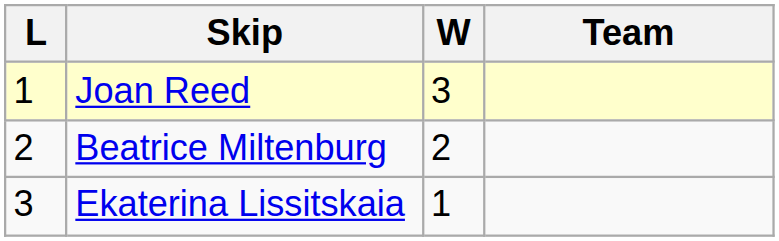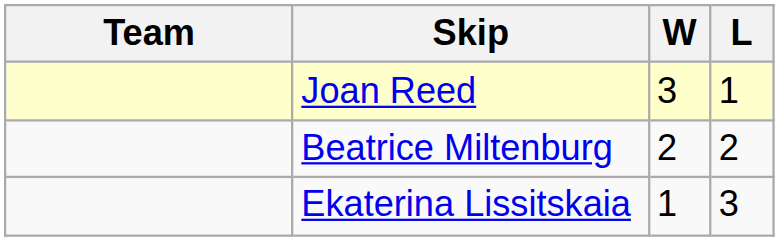columns swapped: (628, 33) <-> (36, 33)
